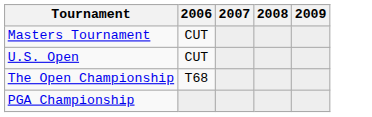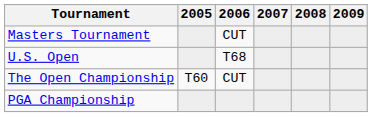+ column: (196, 16)
(196, 58) CUT -> (234, 58) T68
(196, 80) T68 -> (234, 80) CUT
